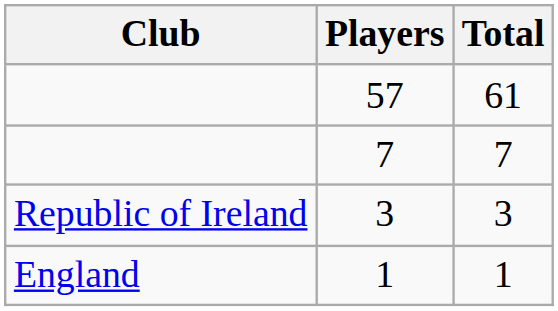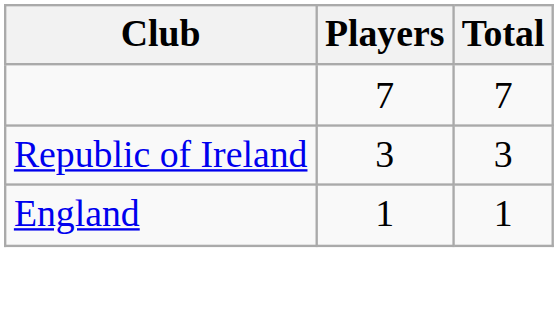- row: (385, 94)
